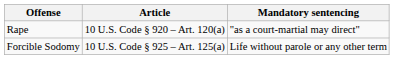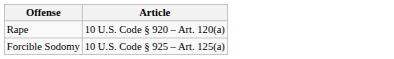- column: (308, 12)
